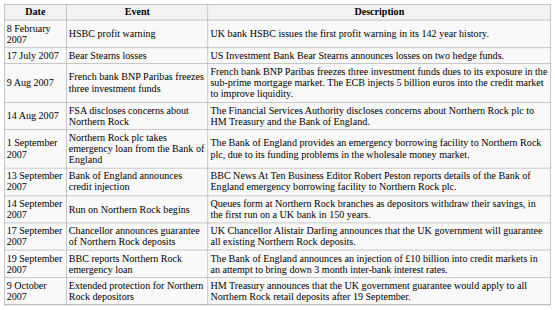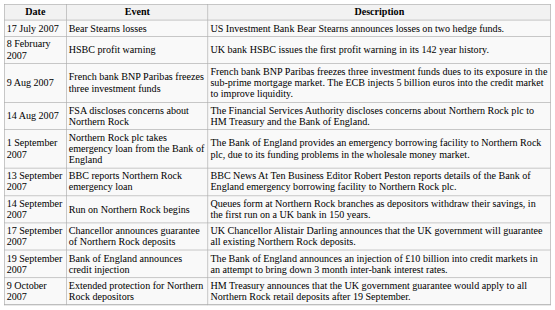rows swapped: (29, 34) <-> (33, 55)
(125, 182) Bank of England announces credit injection -> (125, 182) BBC reports Northern Rock emergency loan
(125, 264) BBC reports Northern Rock emergency loan -> (125, 264) Bank of England announces credit injection
